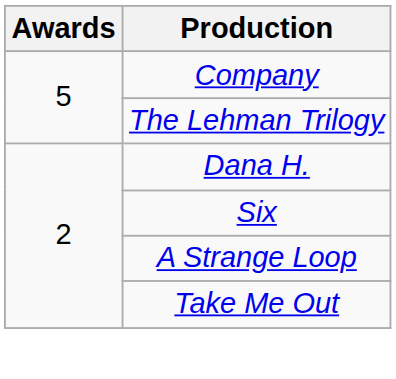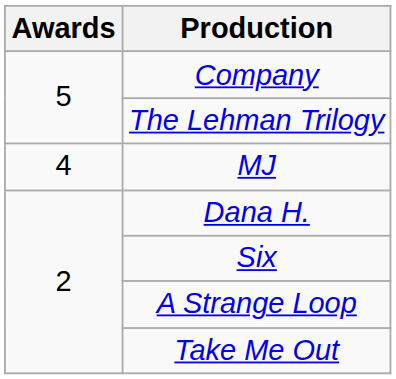+ row: (257, 166)
